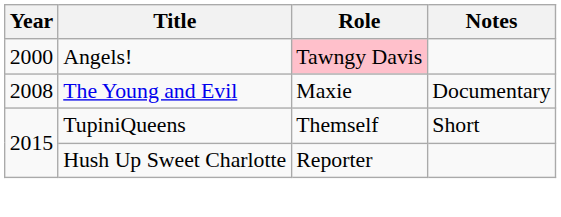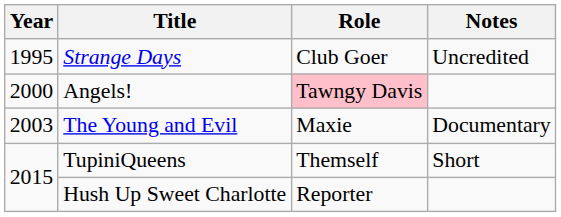+ row: (122, 56)
(31, 90) 2008 -> (31, 125) 2003
